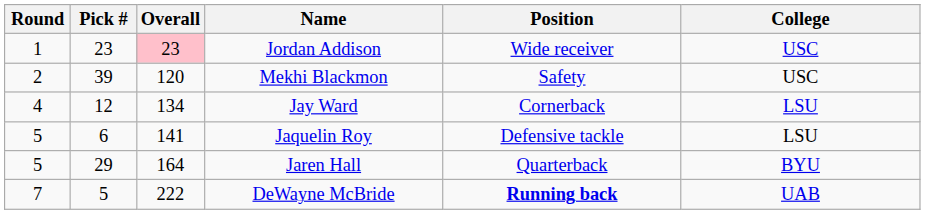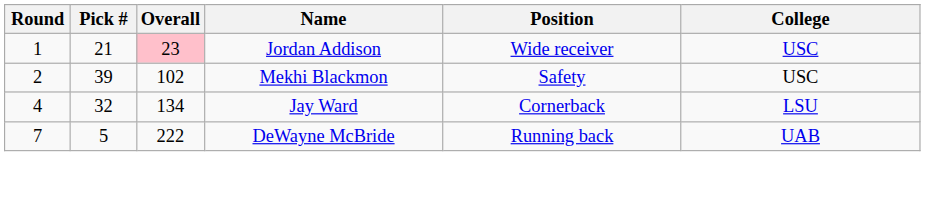(104, 48) 23 -> (104, 48) 21
(170, 77) 120 -> (170, 77) 102
(104, 106) 12 -> (104, 106) 32
- row: (324, 135)
- row: (324, 164)
(562, 194) bold -> (562, 135) normal
